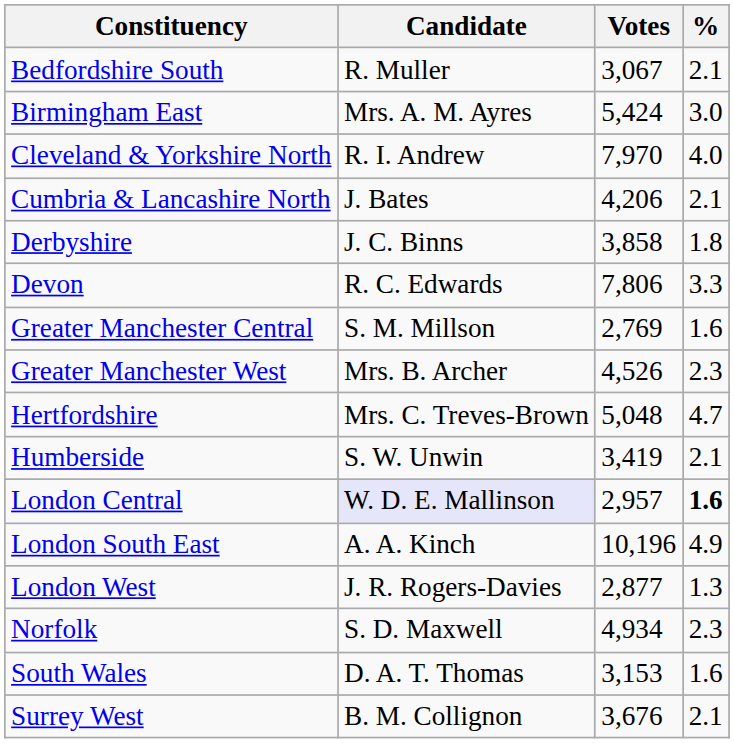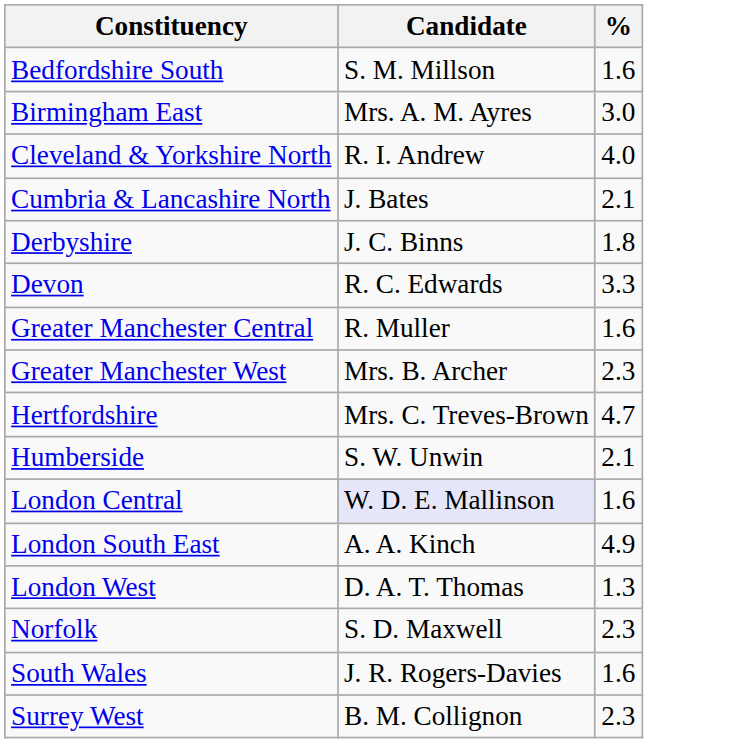- column: (639, 26)
(397, 69) R. Muller -> (420, 69) S. M. Millson
(706, 69) 2.1 -> (618, 69) 1.6
(420, 328) S. M. Millson -> (397, 328) R. Muller
(706, 500) bold -> (618, 500) normal
(453, 586) J. R. Rogers-Davies -> (434, 586) D. A. T. Thomas
(434, 673) D. A. T. Thomas -> (453, 673) J. R. Rogers-Davies
(706, 716) 2.1 -> (618, 716) 2.3
